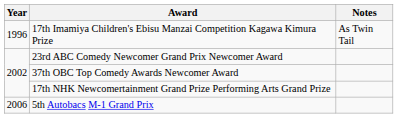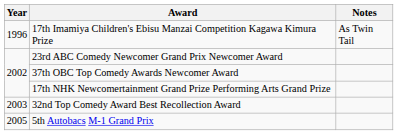+ row: (136, 105)
(17, 105) 2006 -> (17, 121) 2005
